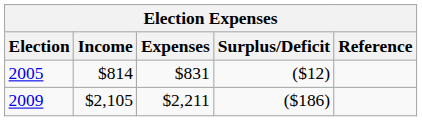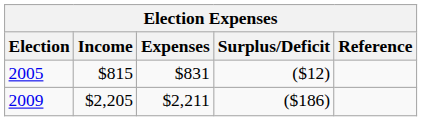(115, 73) $814 -> (115, 73) $815
(109, 101) $2,105 -> (109, 101) $2,205
